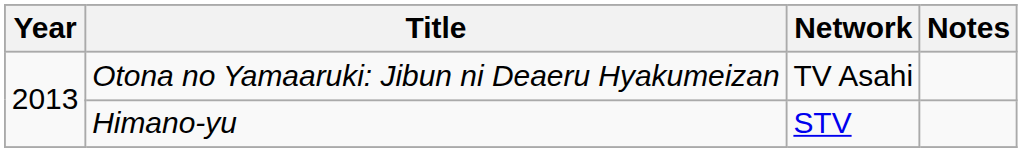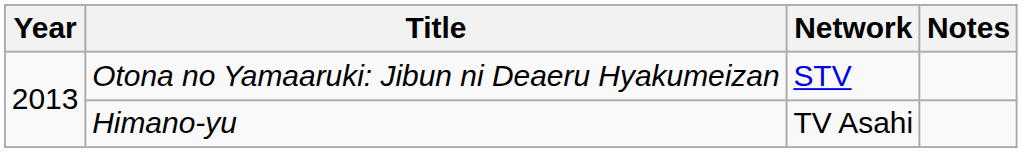(853, 75) TV Asahi -> (823, 75) STV
(823, 123) STV -> (853, 123) TV Asahi
